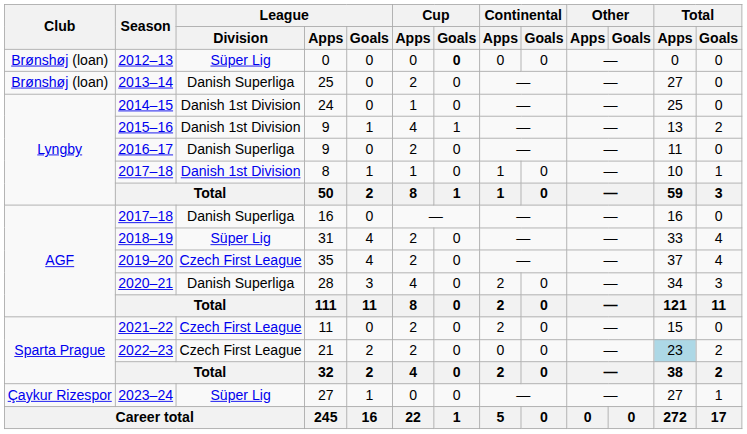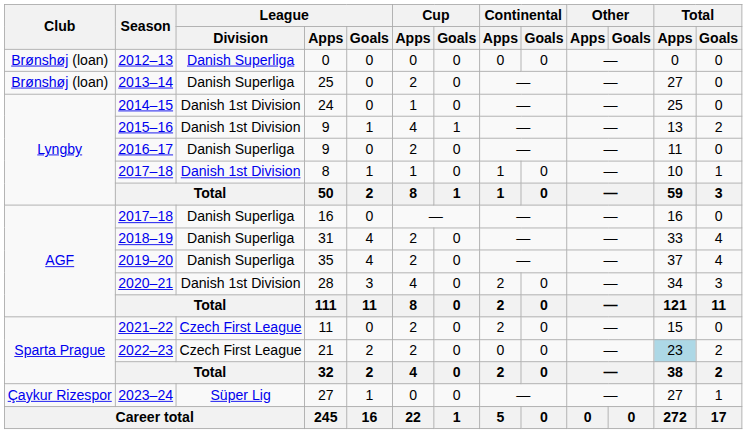(241, 60) Süper Lig -> (241, 60) Danish Superliga
(457, 60) bold -> (457, 60) normal
(241, 238) Süper Lig -> (241, 238) Danish Superliga
(241, 261) Czech First League -> (241, 261) Danish Superliga
(241, 283) Danish Superliga -> (241, 283) Danish 1st Division
